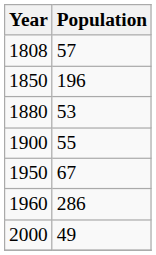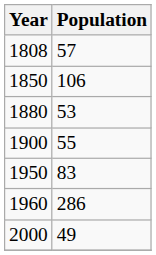(71, 81) 196 -> (71, 81) 106
(66, 173) 67 -> (66, 173) 83
